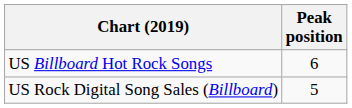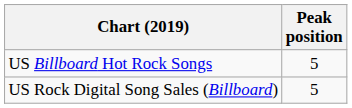(314, 63) 6 -> (314, 63) 5
